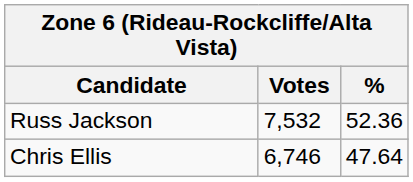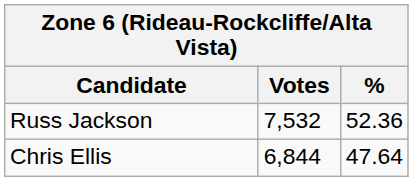(292, 157) 6,746 -> (292, 157) 6,844
